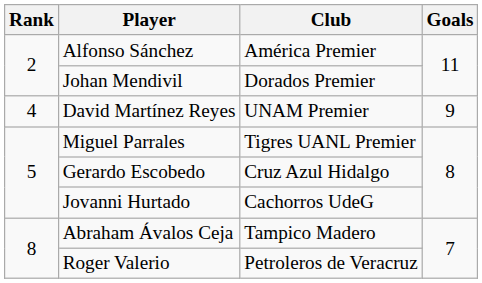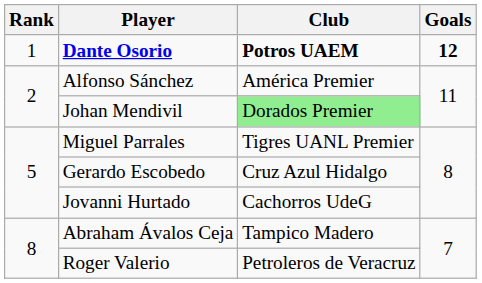+ row: (117, 50)
(310, 80) no background -> (307, 111) lightgreen background
- row: (149, 111)
